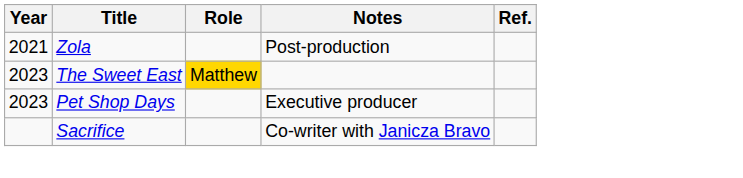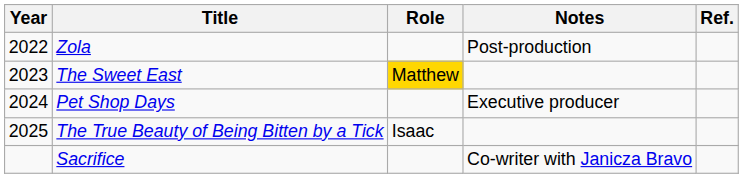(28, 46) 2021 -> (28, 46) 2022
(28, 103) 2023 -> (28, 103) 2024
+ row: (220, 131)
